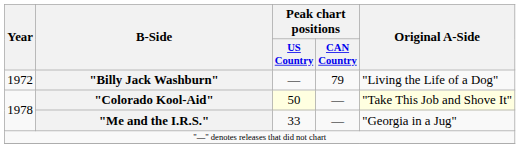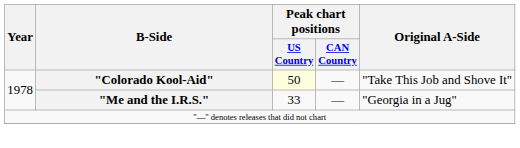- row: (154, 80)
(437, 100) lightyellow background -> (437, 80) no background
